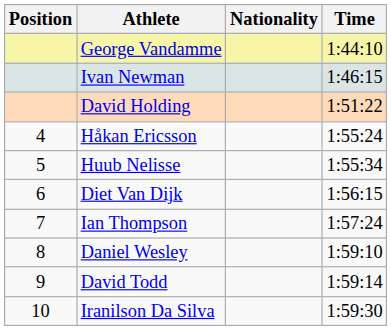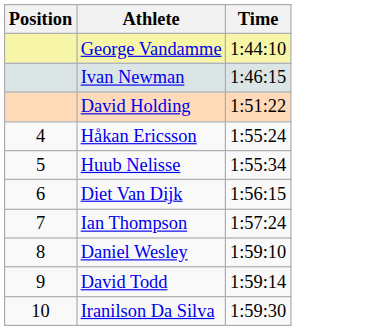- column: (274, 19)
